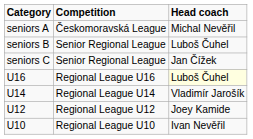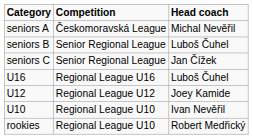(200, 77) lightyellow background -> (200, 77) no background
- row: (16, 93)
+ row: (23, 126)
